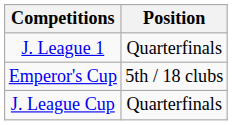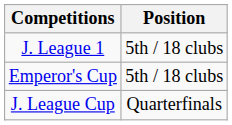(174, 47) Quarterfinals -> (174, 47) 5th / 18 clubs
